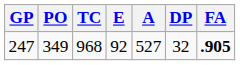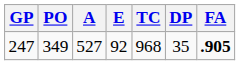columns swapped: (148, 18) <-> (89, 18)
(181, 45) 32 -> (181, 45) 35
